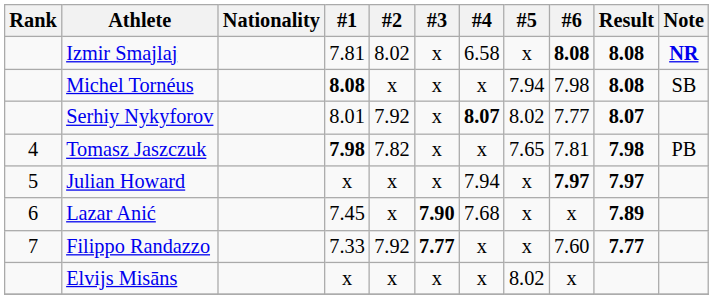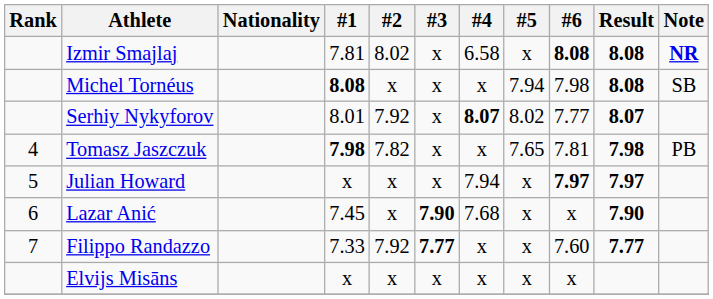(626, 213) 7.89 -> (626, 213) 7.90
(527, 278) 8.02 -> (527, 278) x
